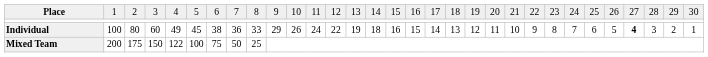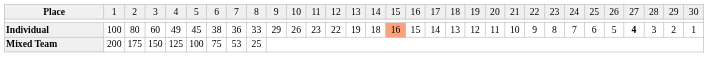(316, 29) 24 -> (316, 29) 23
(396, 29) no background -> (396, 29) lightsalmon background
(176, 44) 122 -> (176, 44) 125
(237, 44) 50 -> (237, 44) 53
